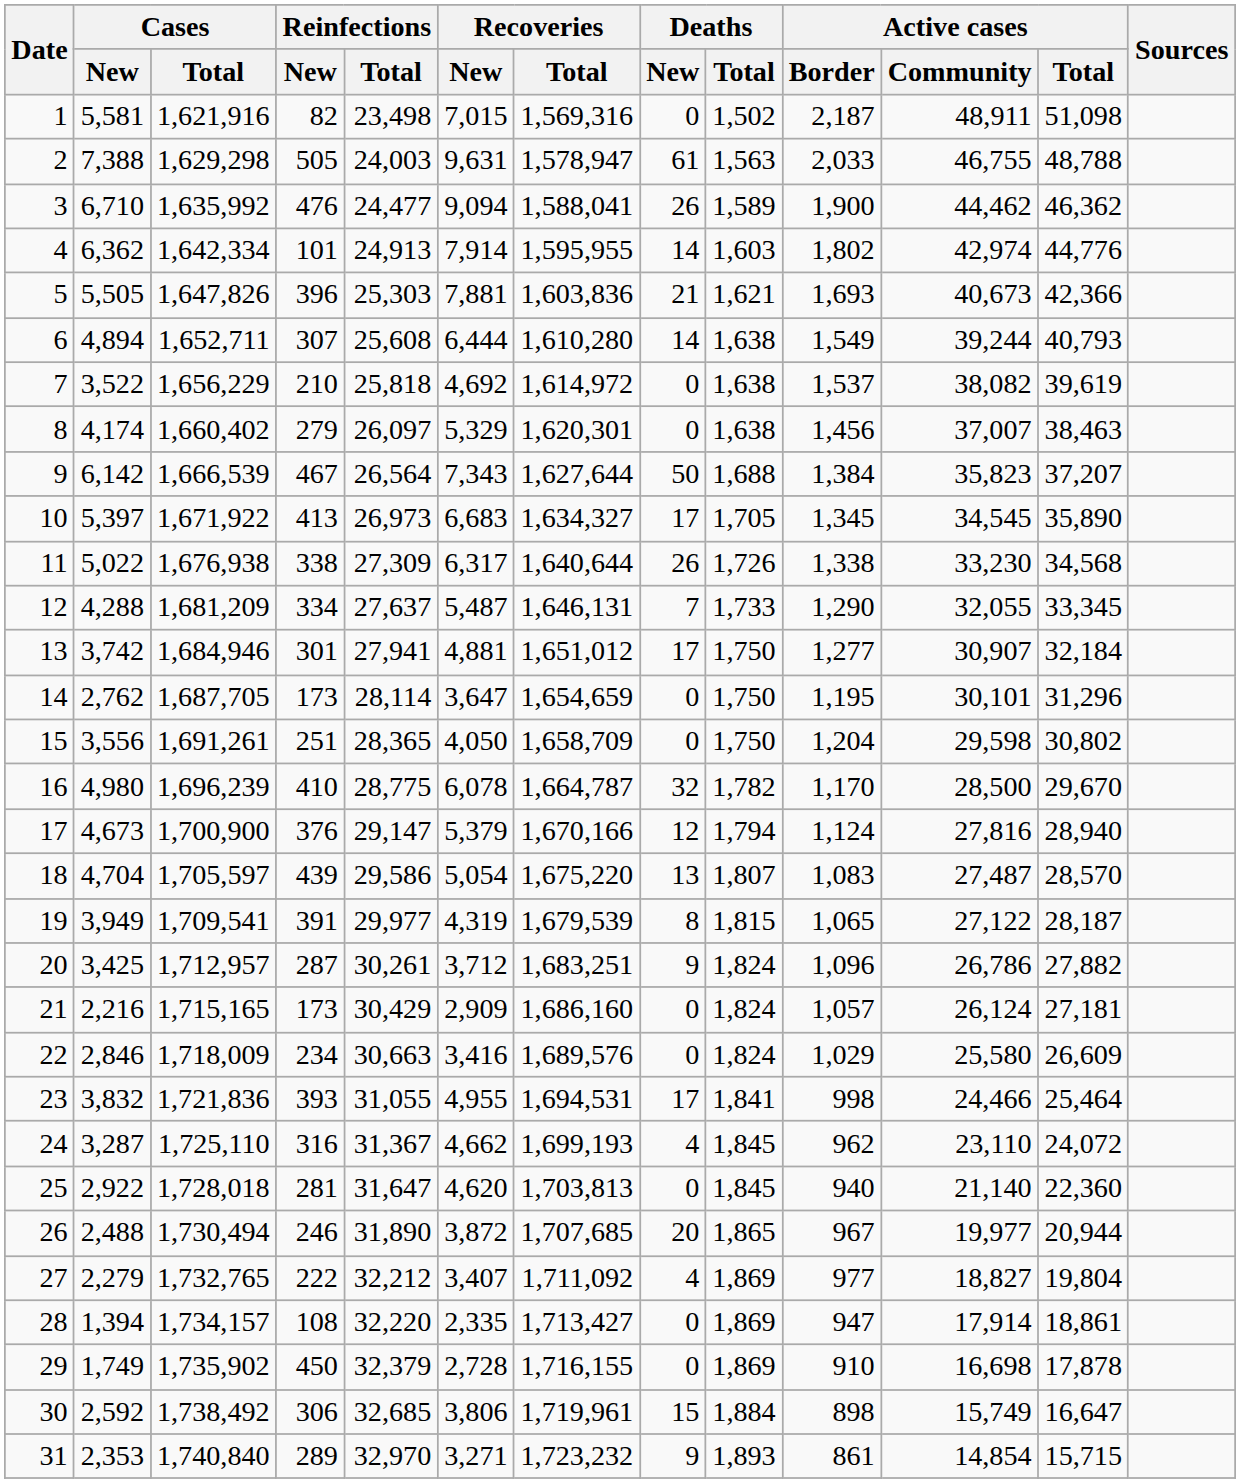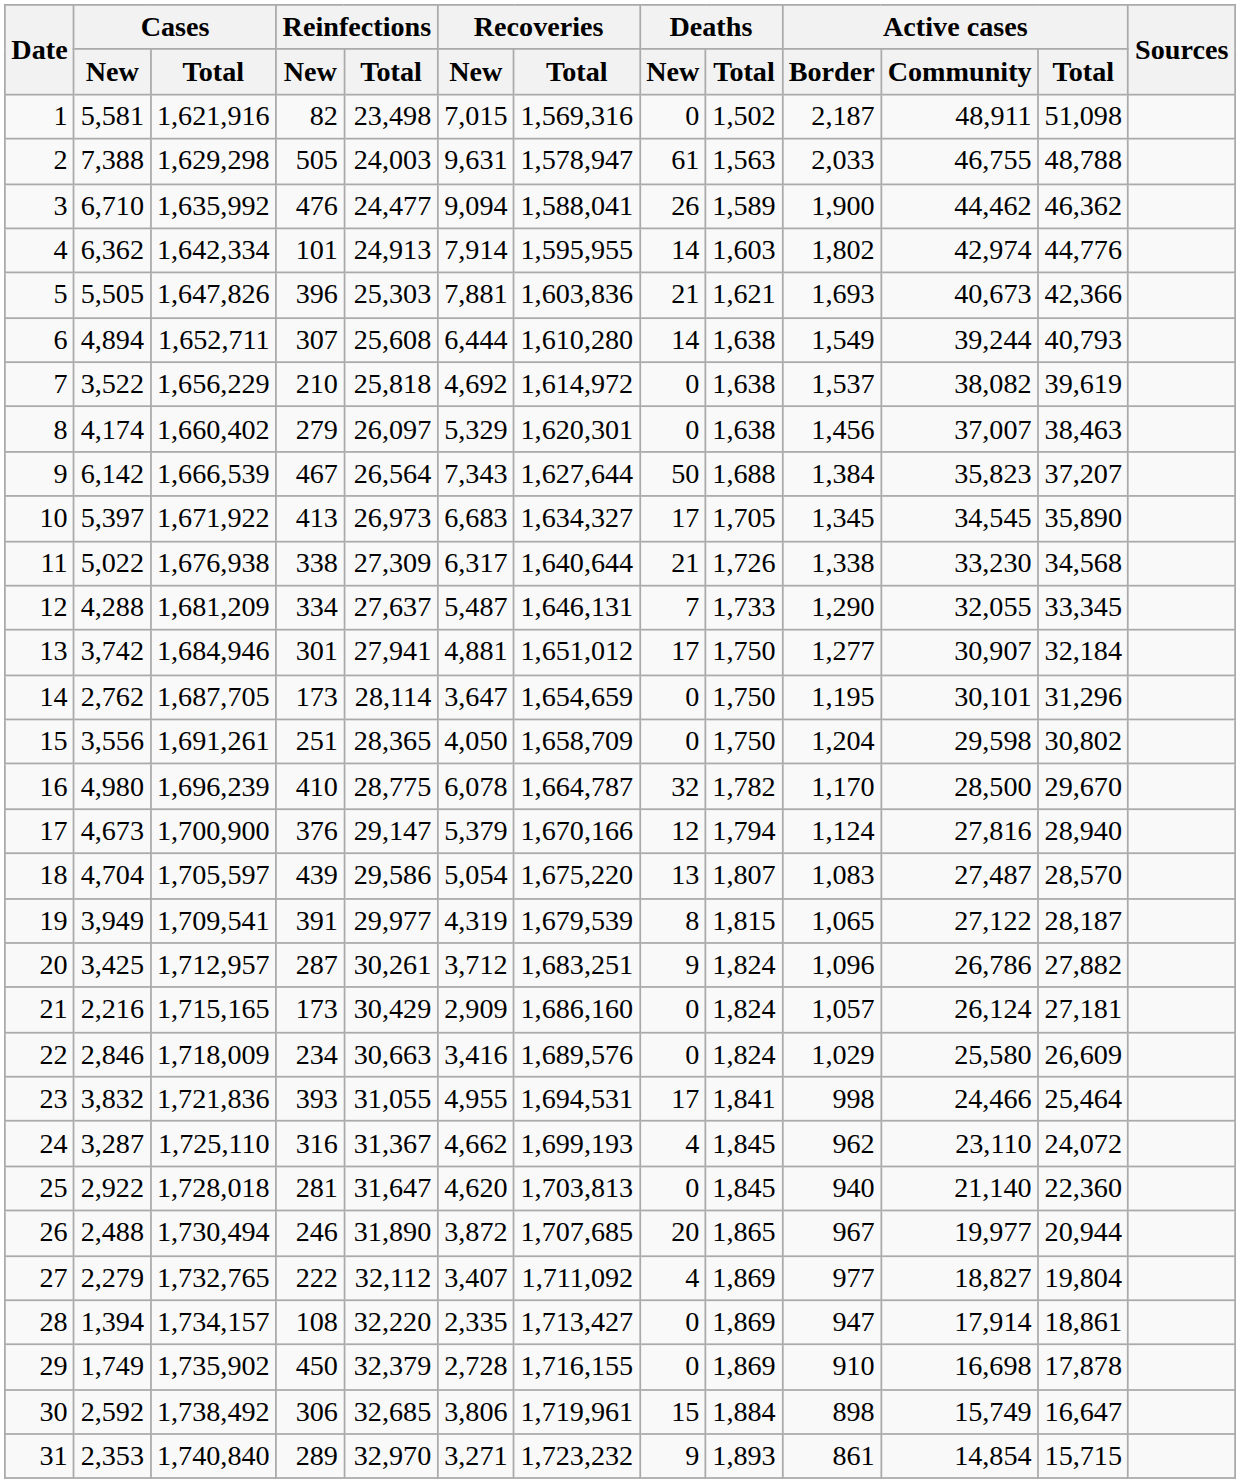(685, 562) 26 -> (685, 562) 21
(392, 1277) 32,212 -> (393, 1277) 32,112
